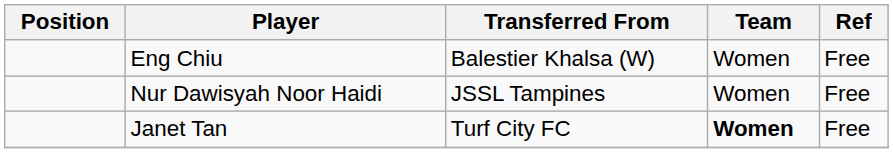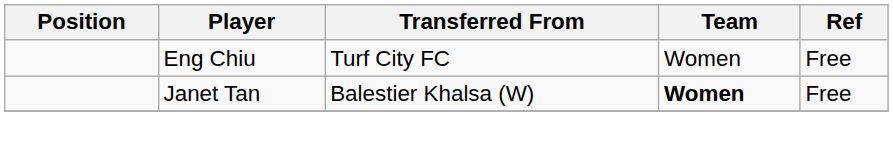(553, 57) Balestier Khalsa (W) -> (390, 57) Turf City FC
- row: (256, 93)
(511, 128) Turf City FC -> (432, 93) Balestier Khalsa (W)
